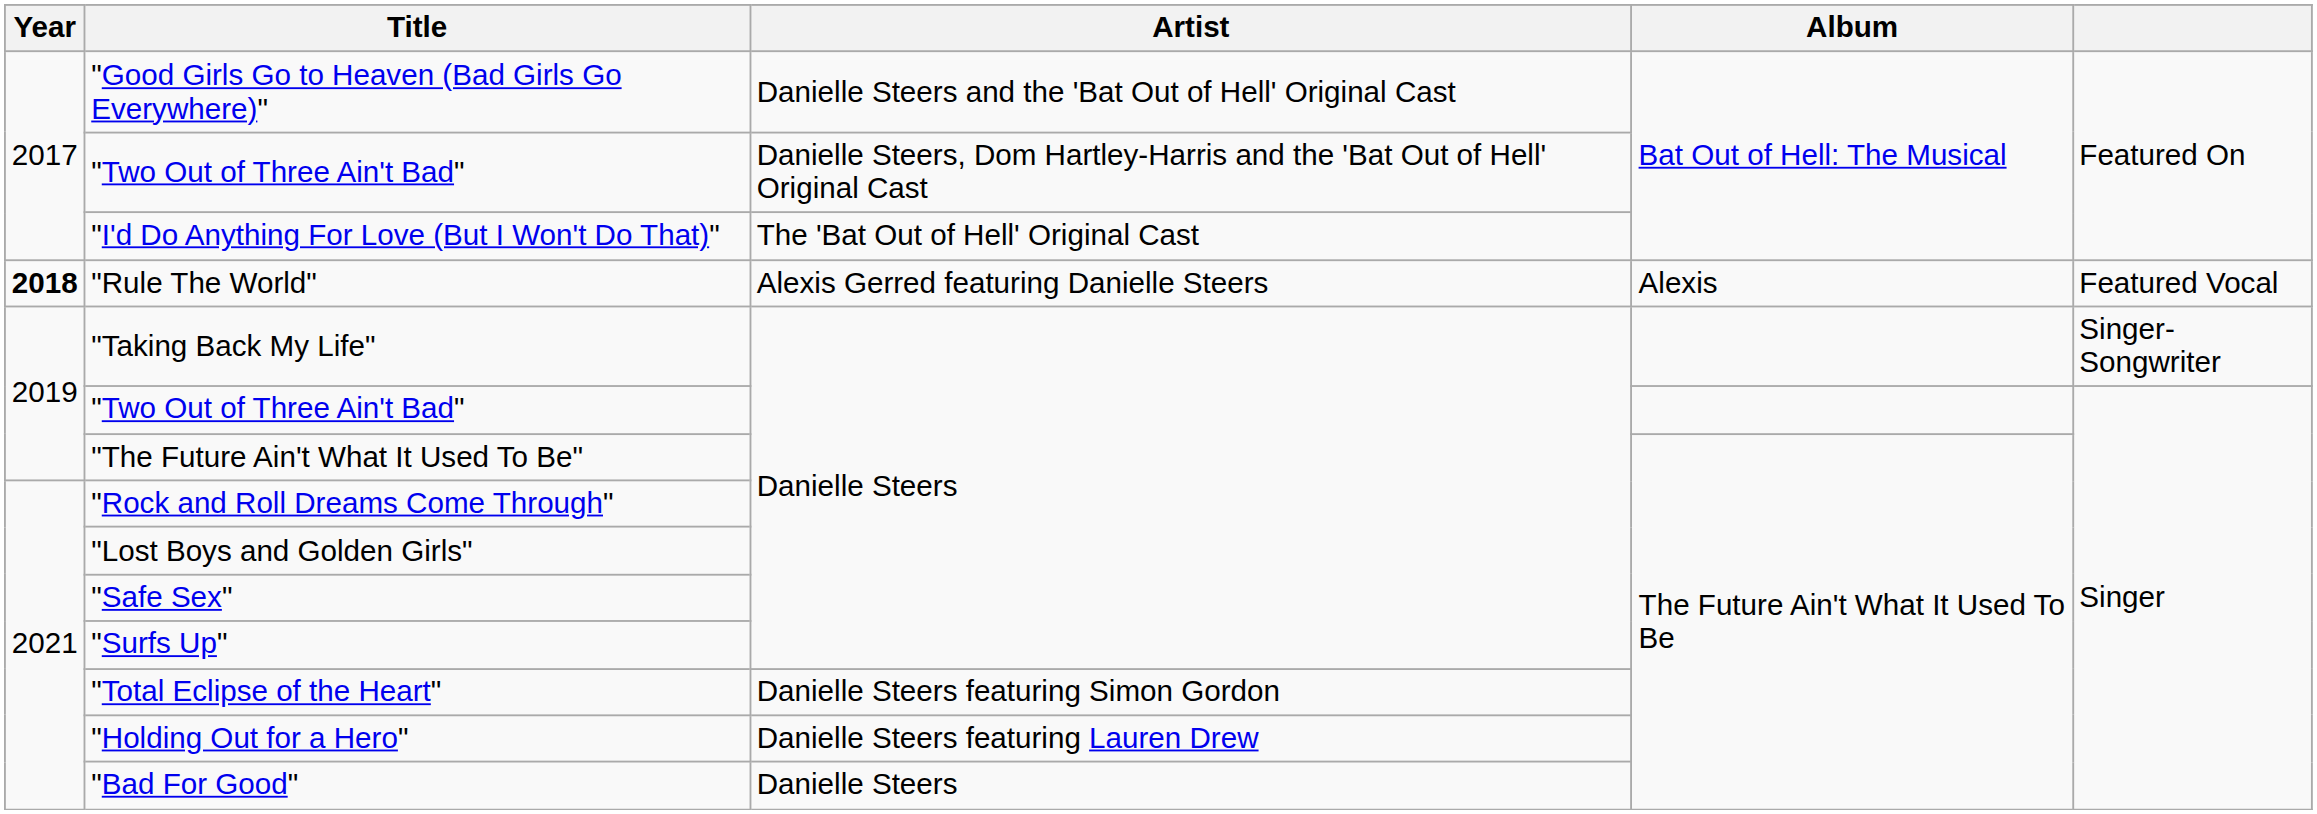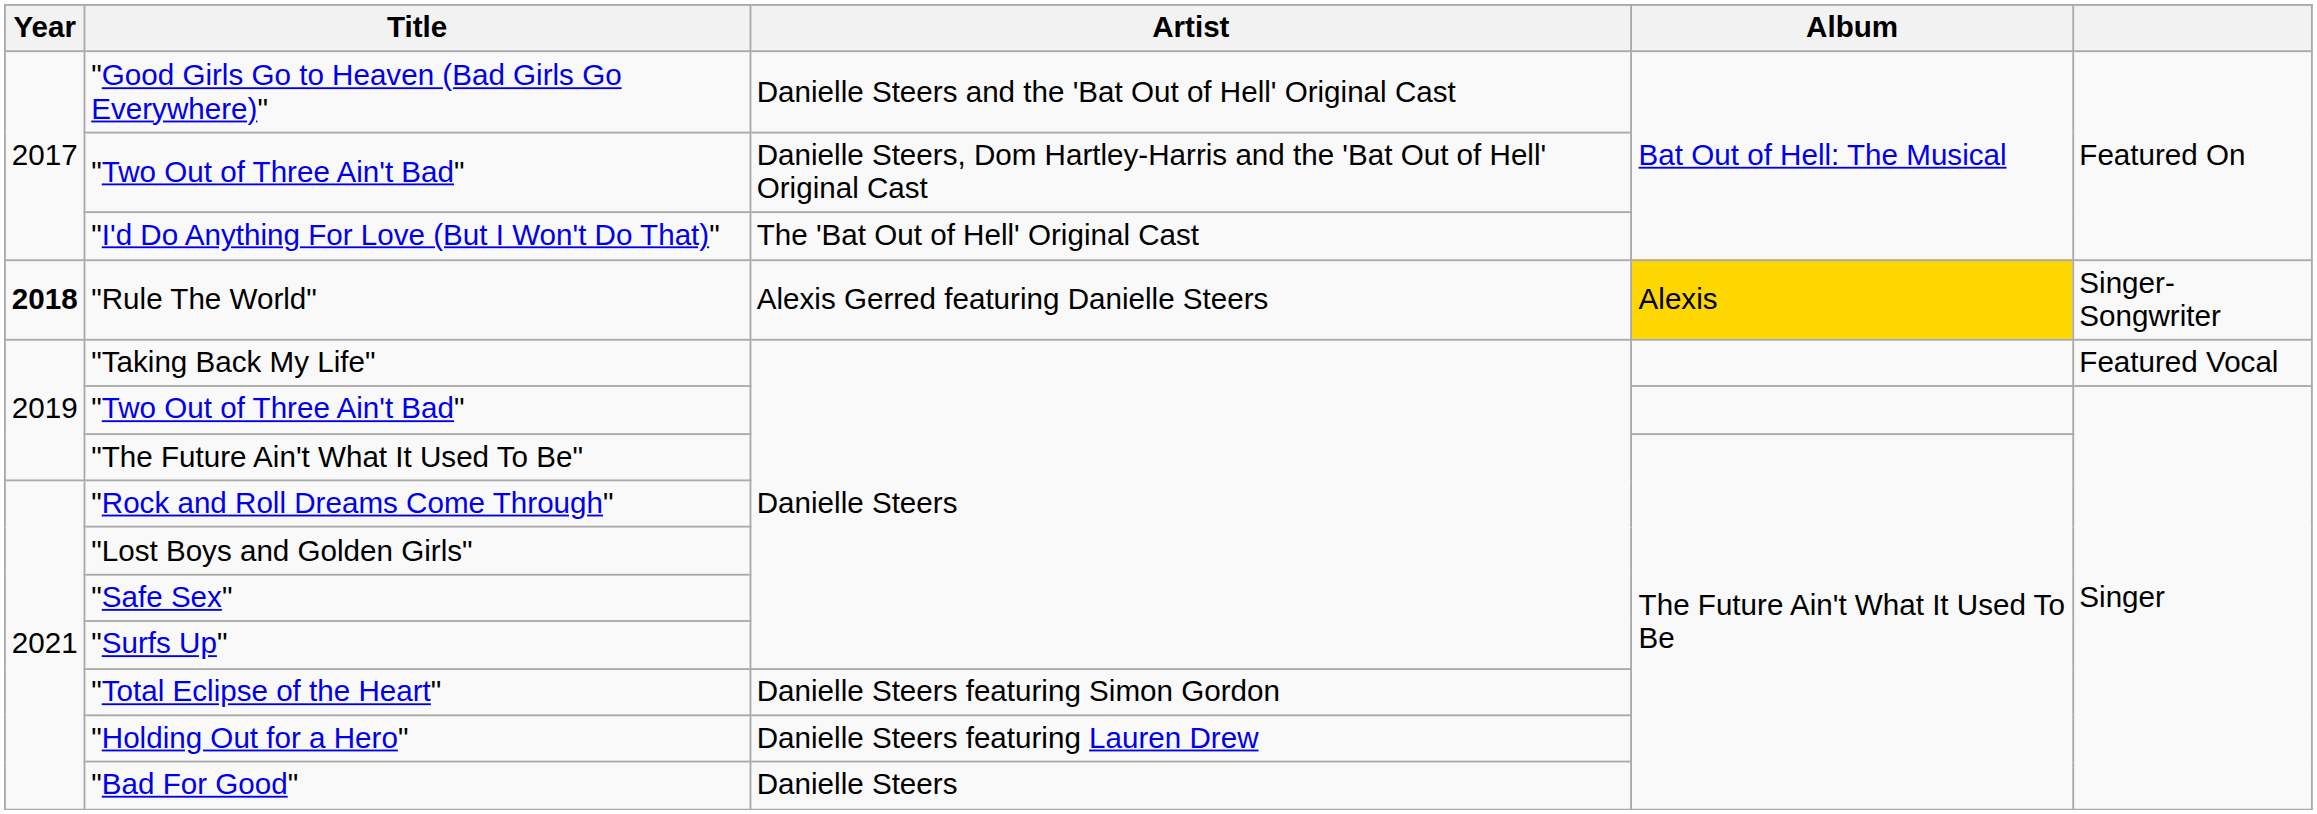(1678, 282) no background -> (1678, 298) gold background
(2179, 282) Featured Vocal -> (2150, 298) Singer-Songwriter
(2150, 345) Singer-Songwriter -> (2179, 362) Featured Vocal
